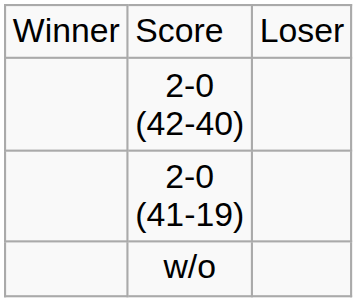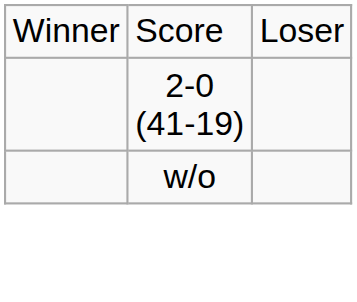- row: (190, 103)
